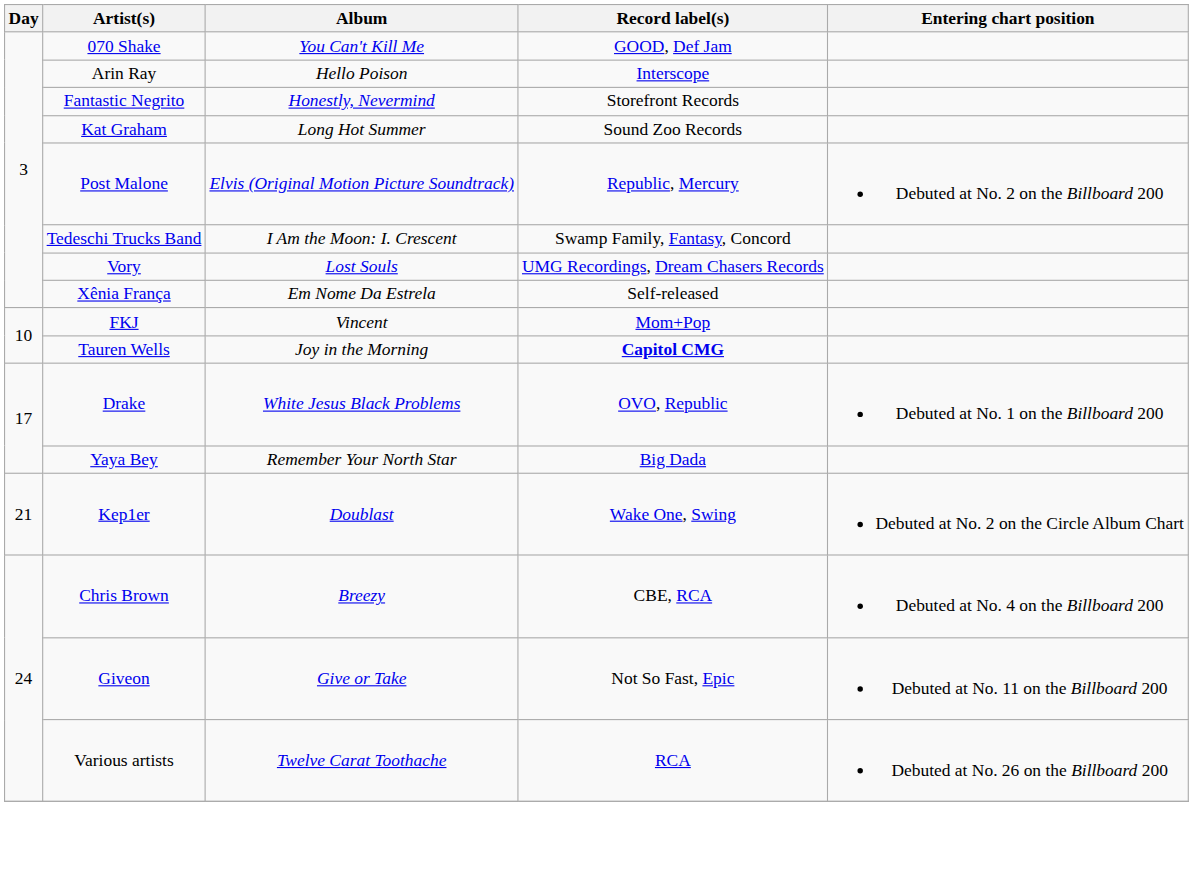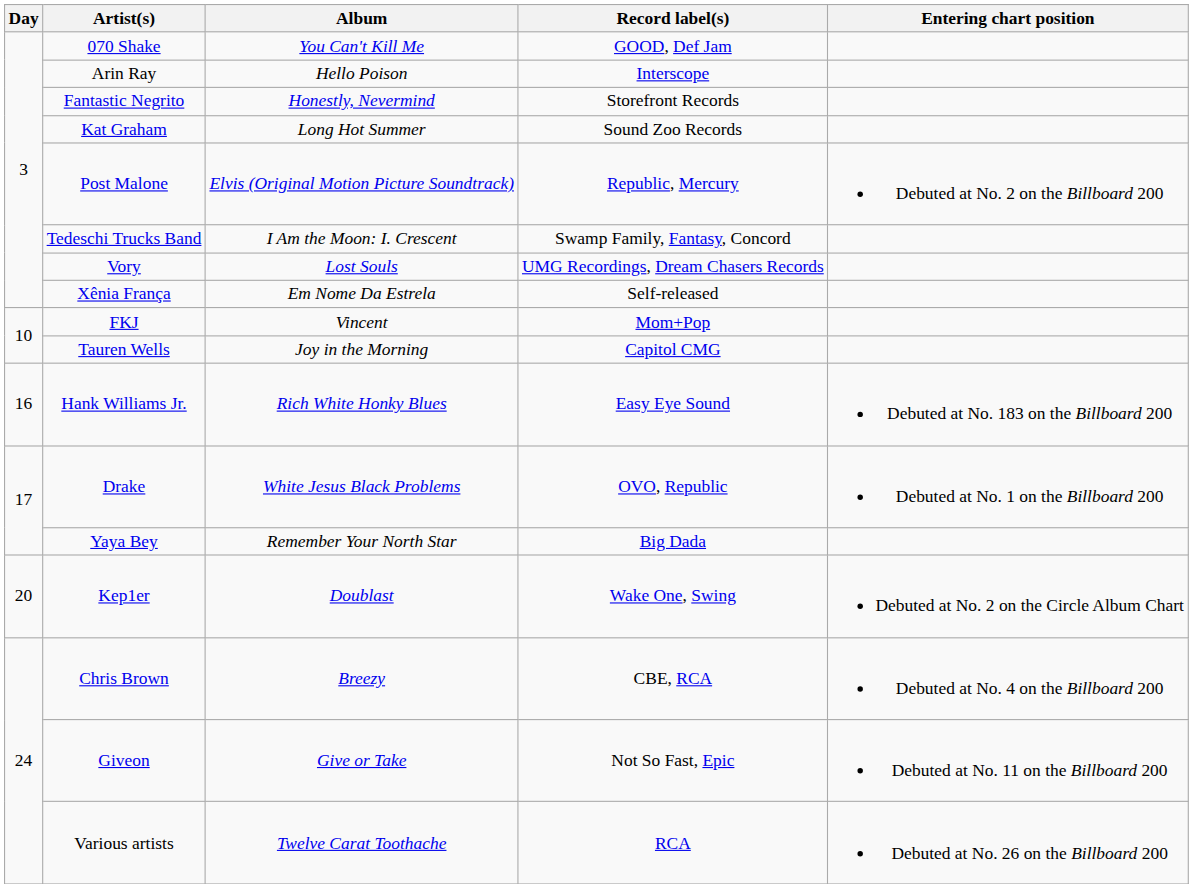(673, 349) bold -> (673, 349) normal
+ row: (124, 404)
(24, 514) 21 -> (24, 596) 20
